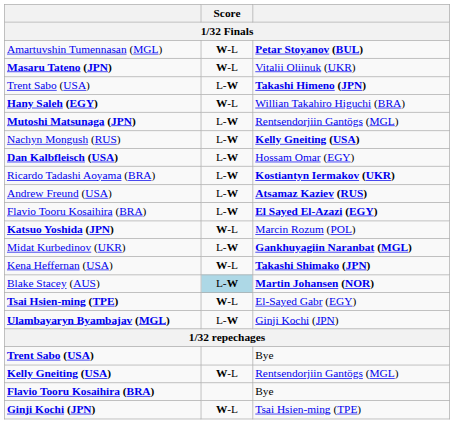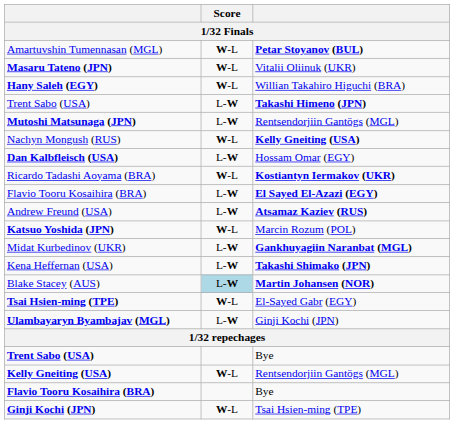rows swapped: (48, 85) <-> (52, 103)
(227, 139) L-W -> (227, 139) W-L
(227, 175) L-W -> (227, 175) W-L
rows swapped: (77, 211) <-> (59, 193)
(227, 265) W-L -> (227, 265) L-W
